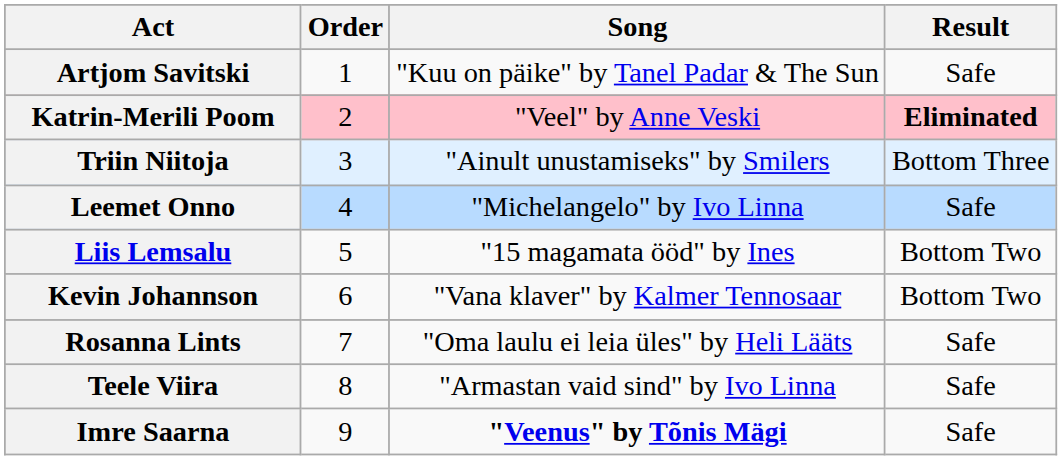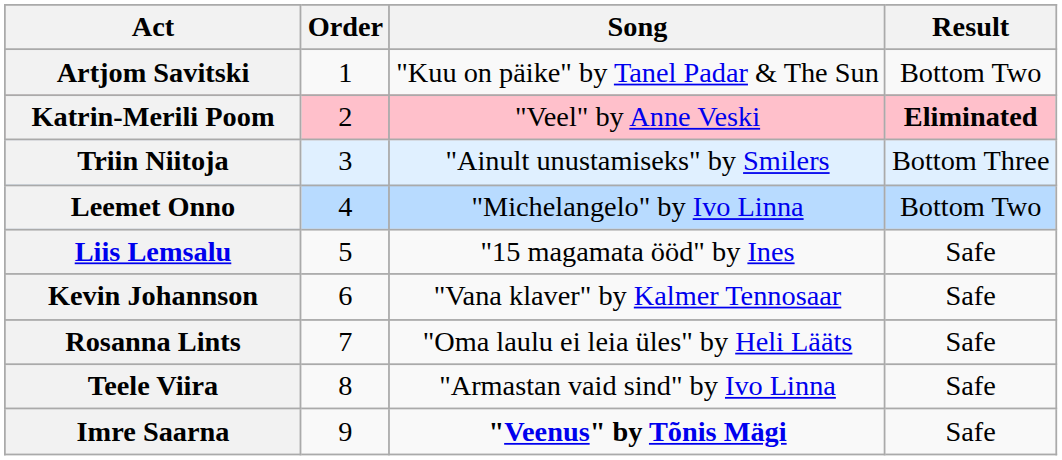(971, 71) Safe -> (971, 71) Bottom Two
(971, 206) Safe -> (971, 206) Bottom Two
(971, 251) Bottom Two -> (971, 251) Safe
(971, 296) Bottom Two -> (971, 296) Safe
